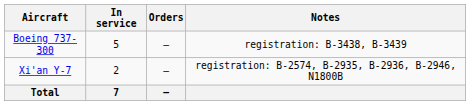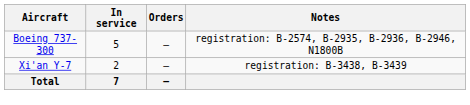(326, 45) registration: B-3438, B-3439 -> (326, 45) registration: B-2574, B-2935, B-2936, B-2946, N1800B
(326, 71) registration: B-2574, B-2935, B-2936, B-2946, N1800B -> (326, 66) registration: B-3438, B-3439
